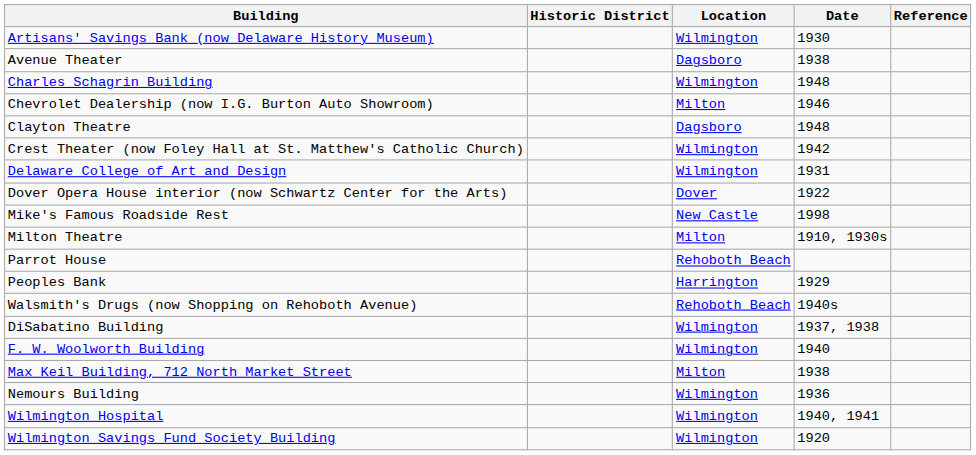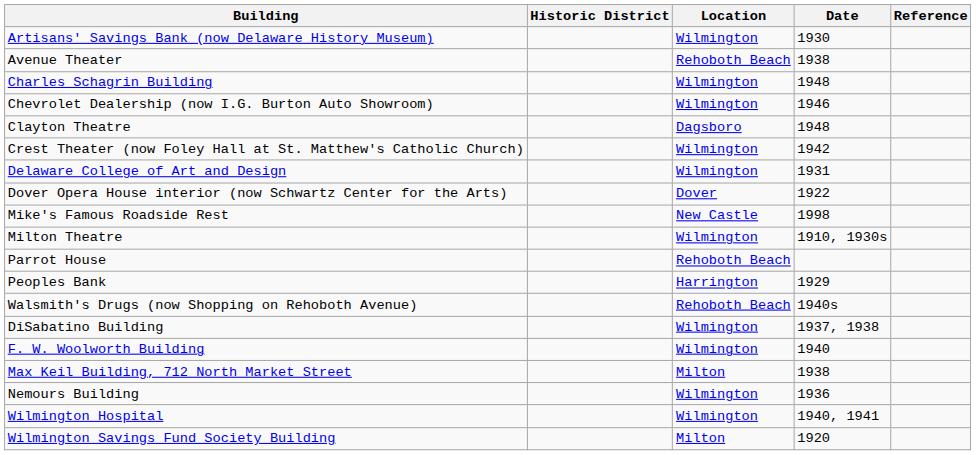(709, 60) Dagsboro -> (733, 60) Rehoboth Beach
(701, 105) Milton -> (717, 105) Wilmington
(701, 238) Milton -> (717, 238) Wilmington
(717, 438) Wilmington -> (701, 438) Milton
